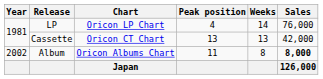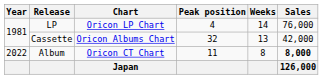(126, 39) Oricon CT Chart -> (126, 39) Oricon Albums Chart
(212, 39) 13 -> (212, 39) 32
(17, 53) 2002 -> (17, 53) 2022
(126, 53) Oricon Albums Chart -> (126, 53) Oricon CT Chart
